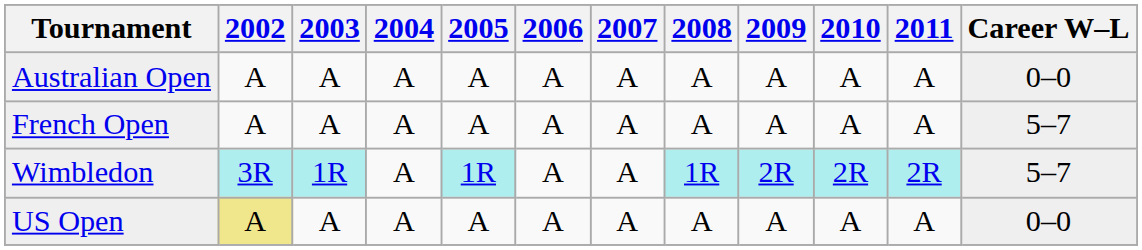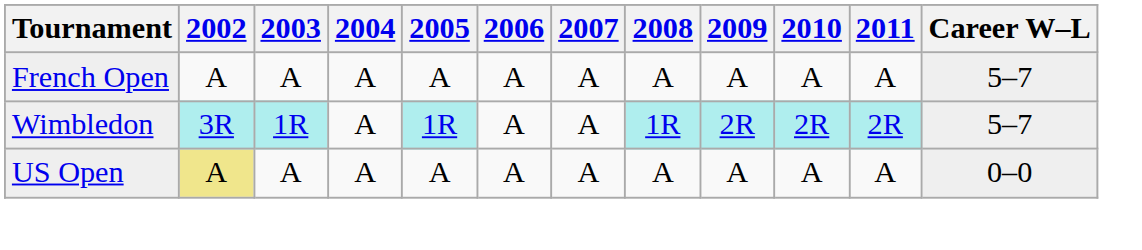- row: (111, 76)
